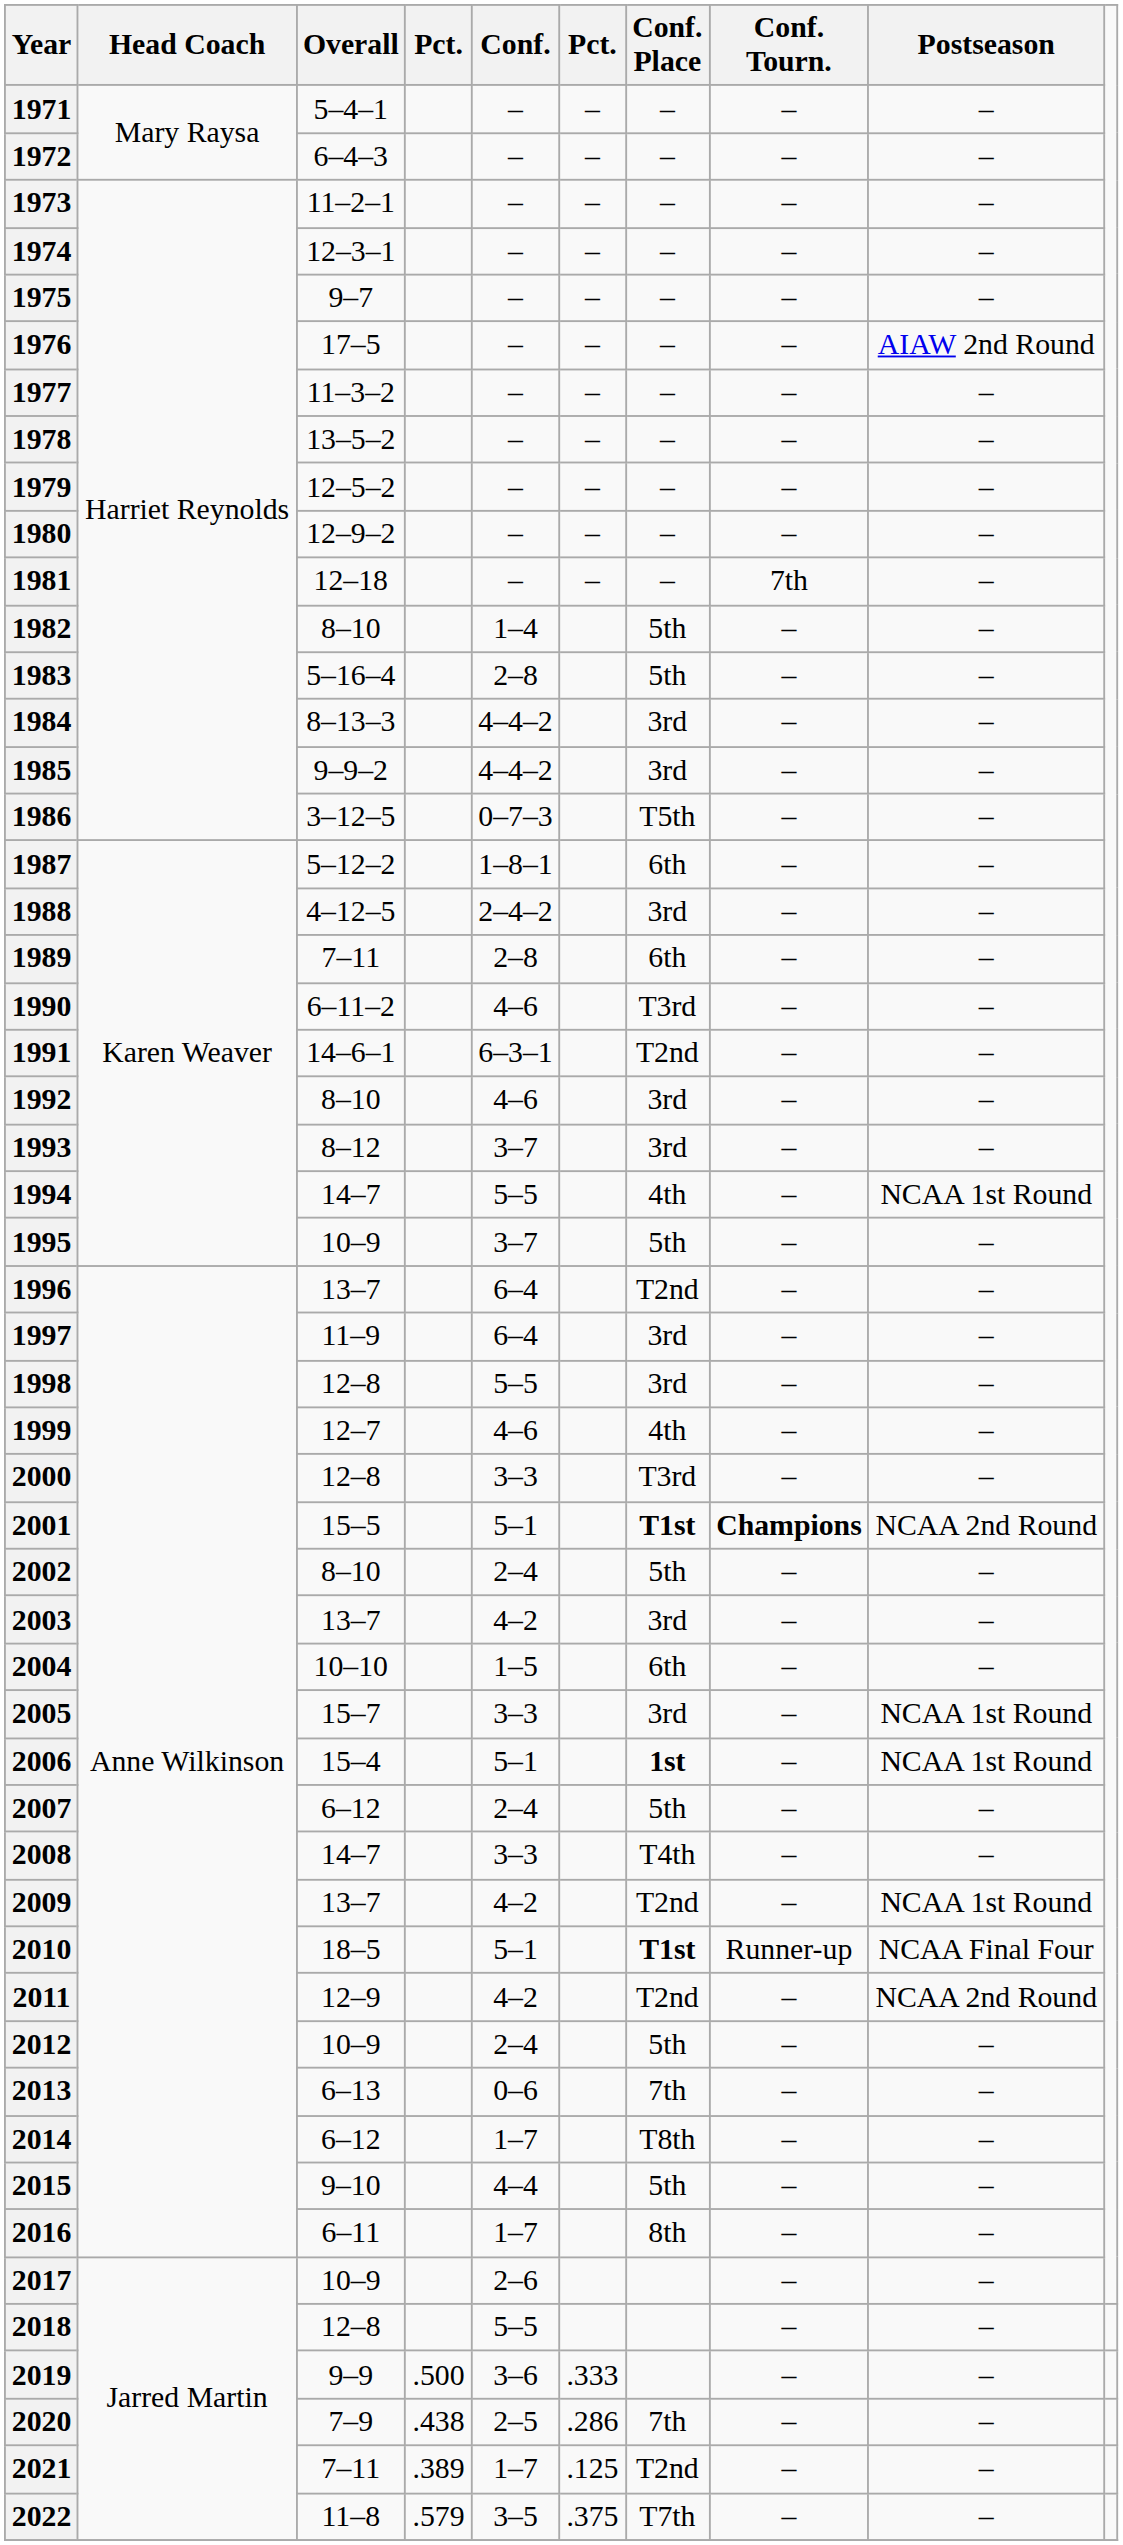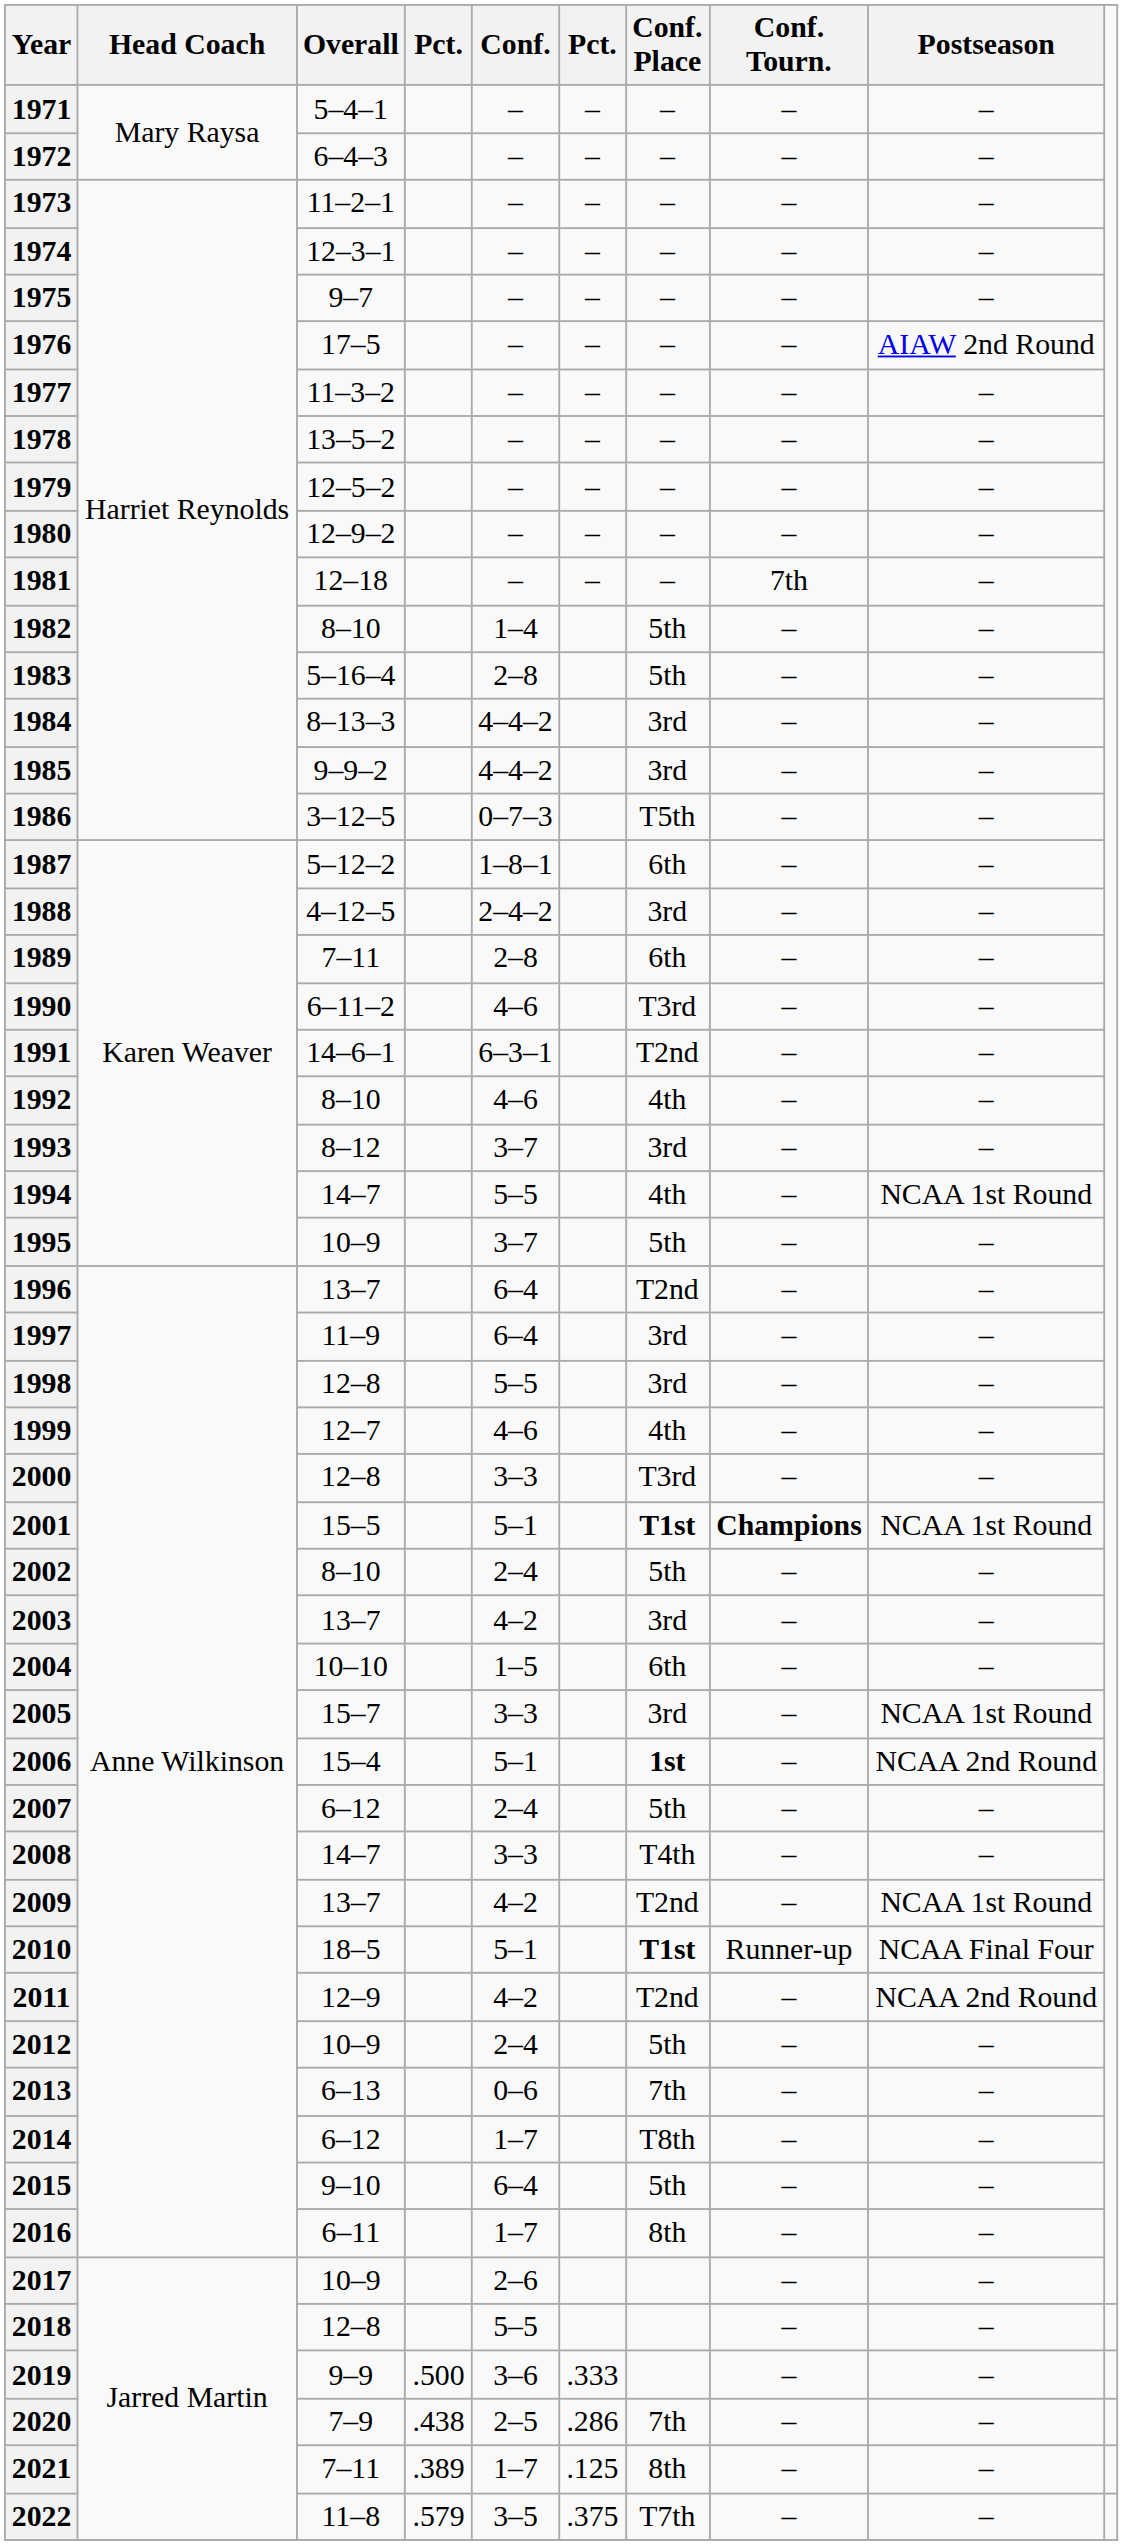(667, 1099) 3rd -> (667, 1099) 4th
(986, 1524) NCAA 2nd Round -> (986, 1524) NCAA 1st Round
(986, 1760) NCAA 1st Round -> (986, 1760) NCAA 2nd Round
(515, 2185) 4–4 -> (515, 2185) 6–4
(667, 2468) T2nd -> (667, 2468) 8th
